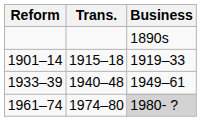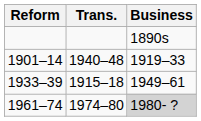(96, 60) 1915–18 -> (96, 60) 1940–48
(96, 82) 1940–48 -> (96, 82) 1915–18
